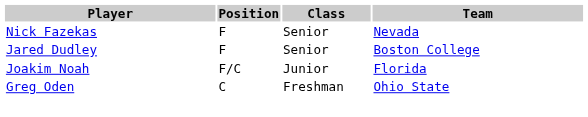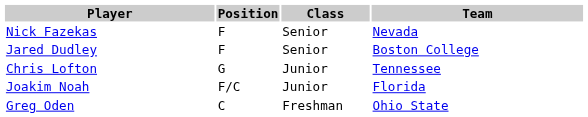+ row: (51, 68)
